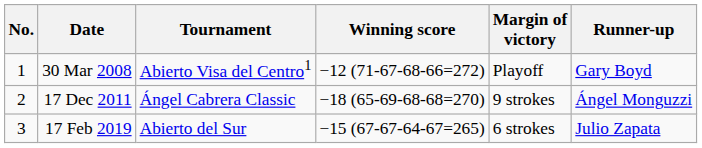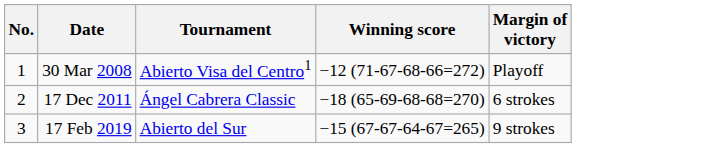- column: (634, 29)
(524, 100) 9 strokes -> (524, 100) 6 strokes
(524, 128) 6 strokes -> (524, 128) 9 strokes
